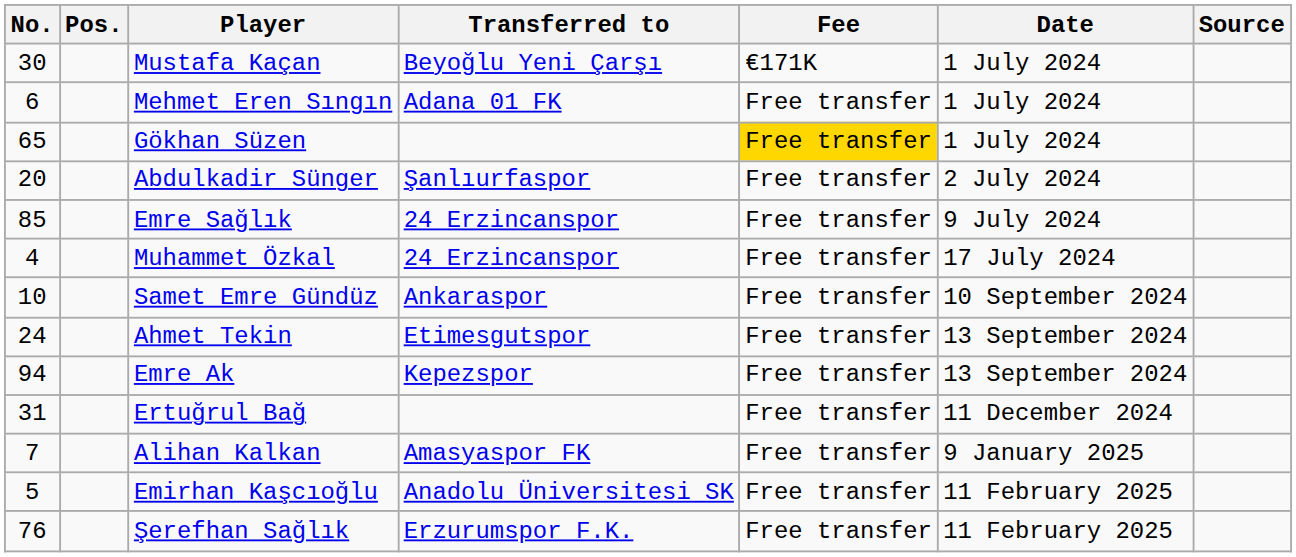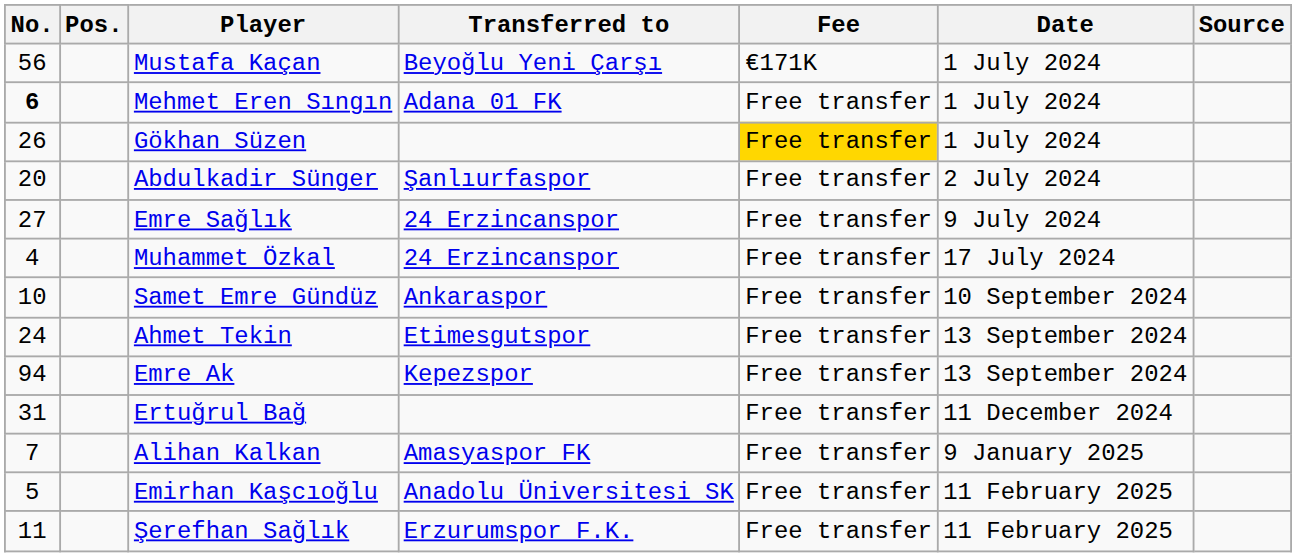(32, 63) 30 -> (32, 63) 56
(32, 102) normal -> (32, 102) bold
(32, 141) 65 -> (32, 141) 26
(32, 219) 85 -> (32, 219) 27
(32, 531) 76 -> (32, 531) 11
